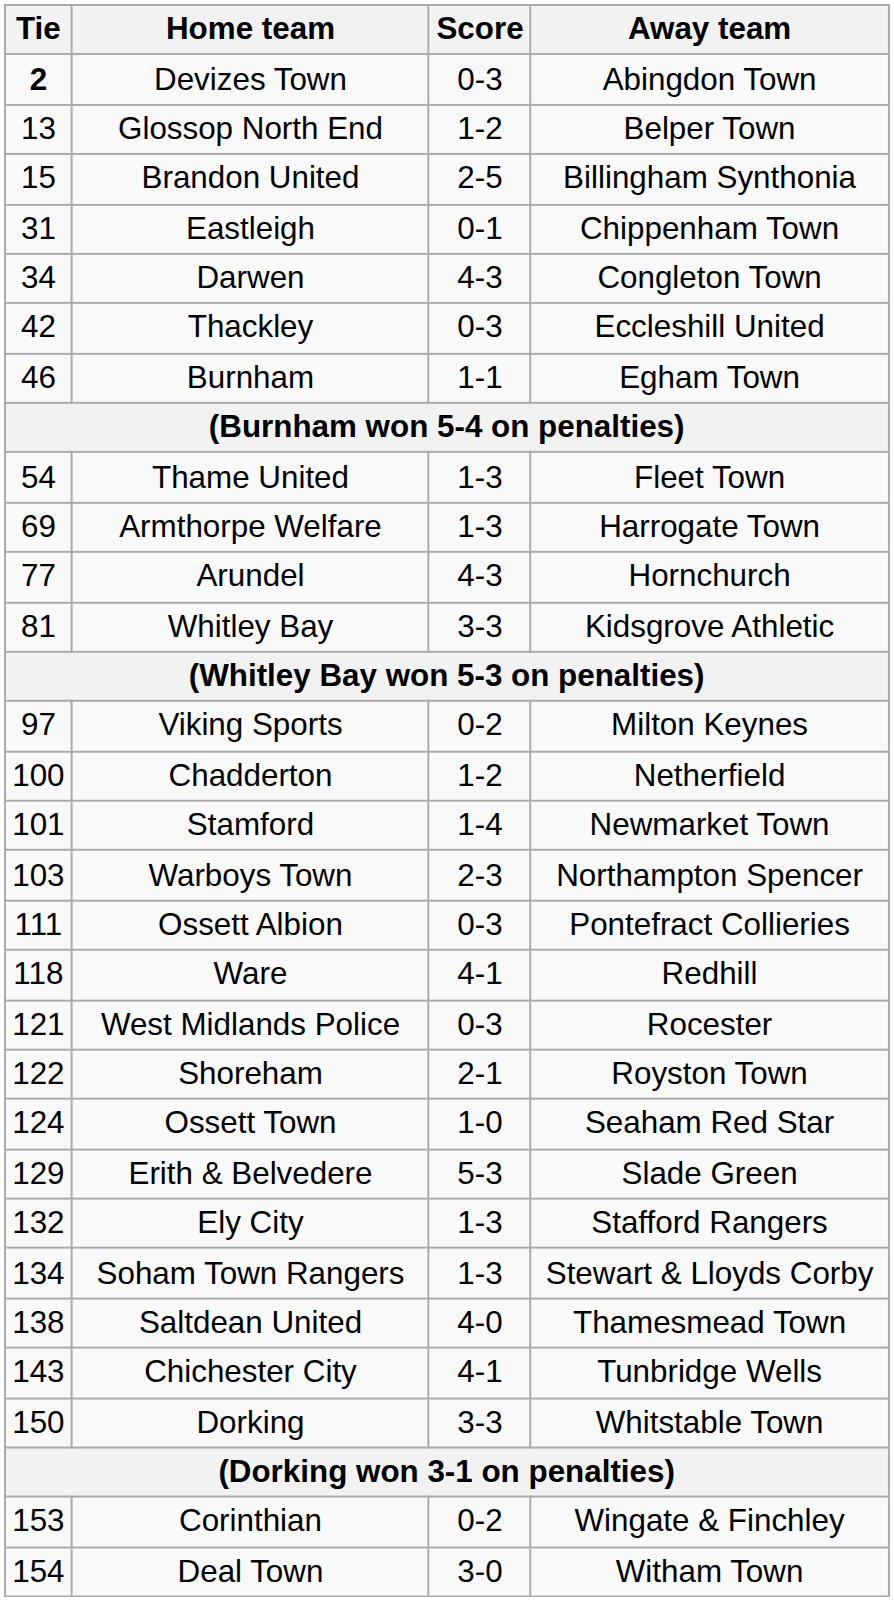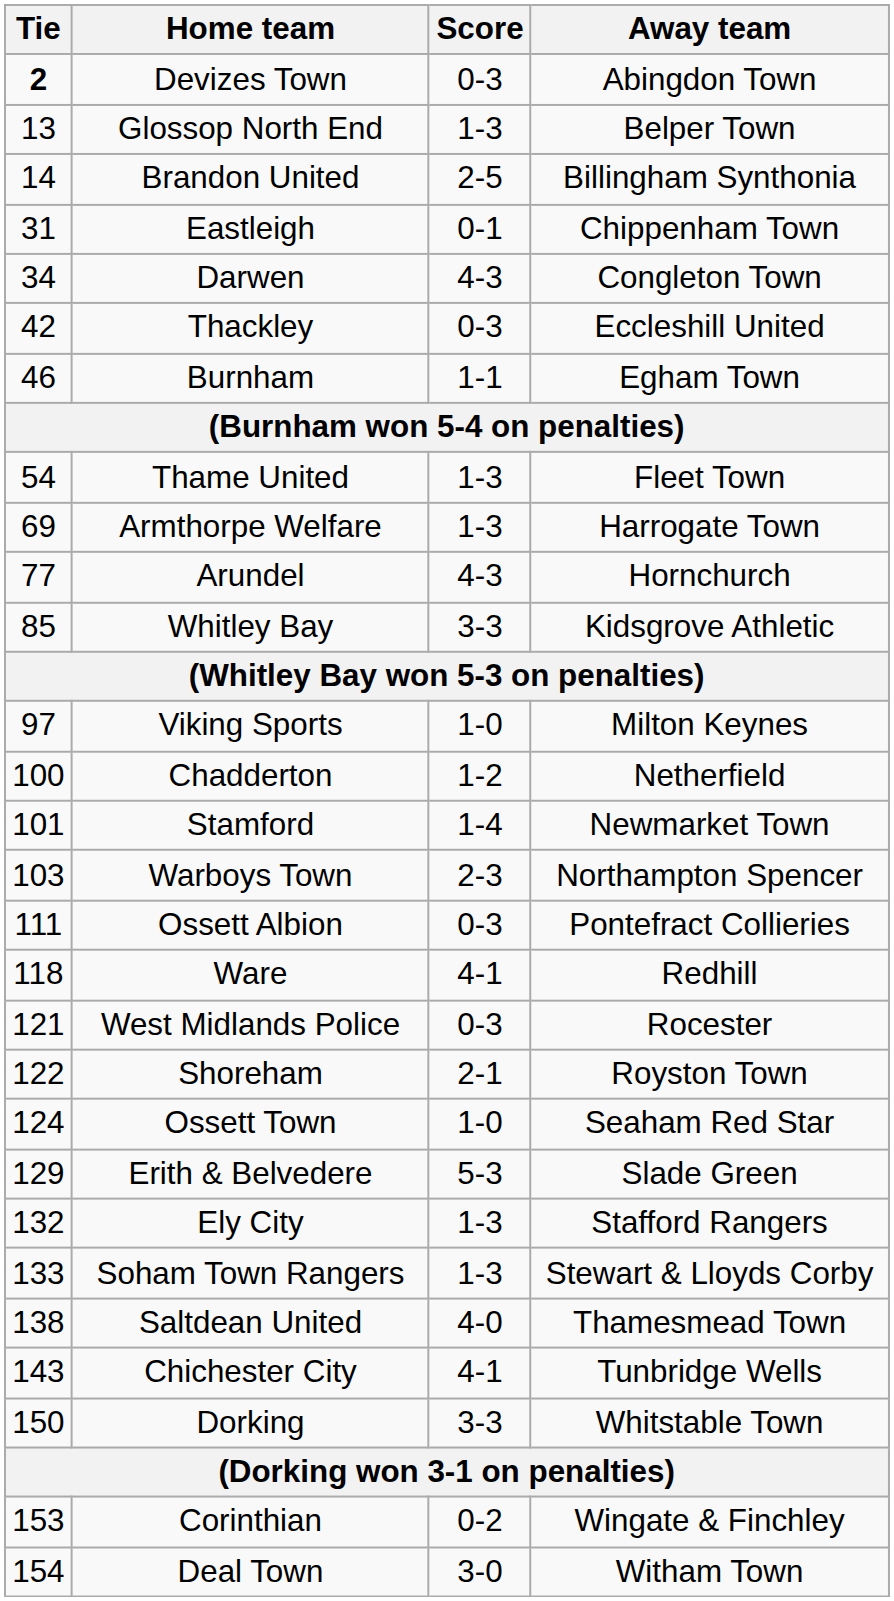(480, 128) 1-2 -> (480, 128) 1-3
(38, 178) 15 -> (38, 178) 14
(38, 626) 81 -> (38, 626) 85
(480, 725) 0-2 -> (480, 725) 1-0
(38, 1272) 134 -> (38, 1272) 133
